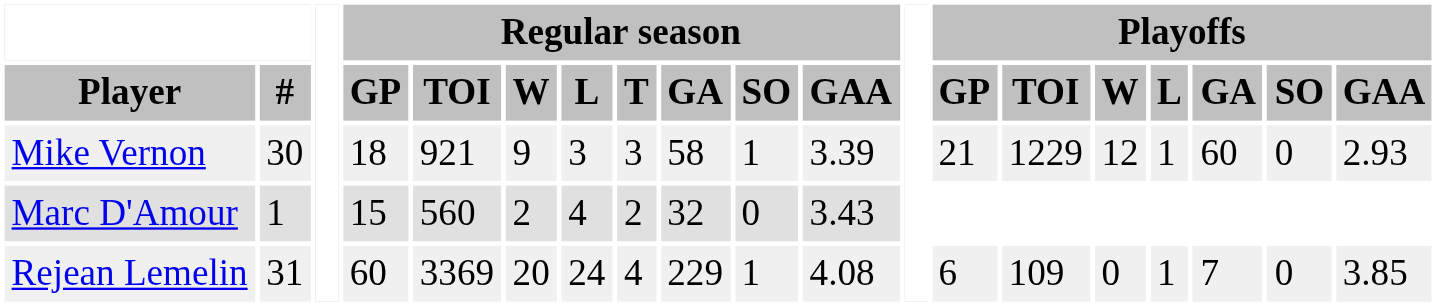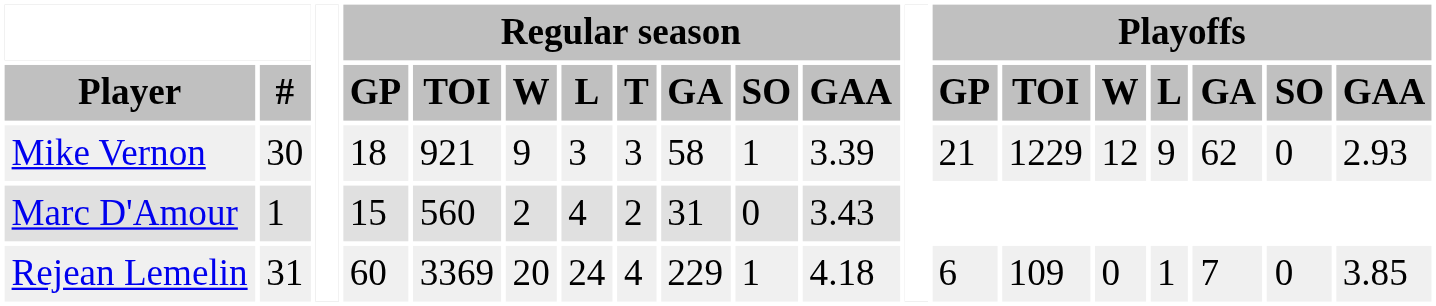(1166, 152) 1 -> (1166, 152) 9
(1219, 152) 60 -> (1219, 152) 62
(686, 212) 32 -> (686, 212) 31
(842, 273) 4.08 -> (842, 273) 4.18
